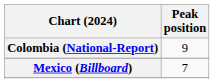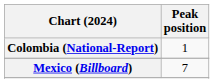(185, 48) 9 -> (185, 48) 1
